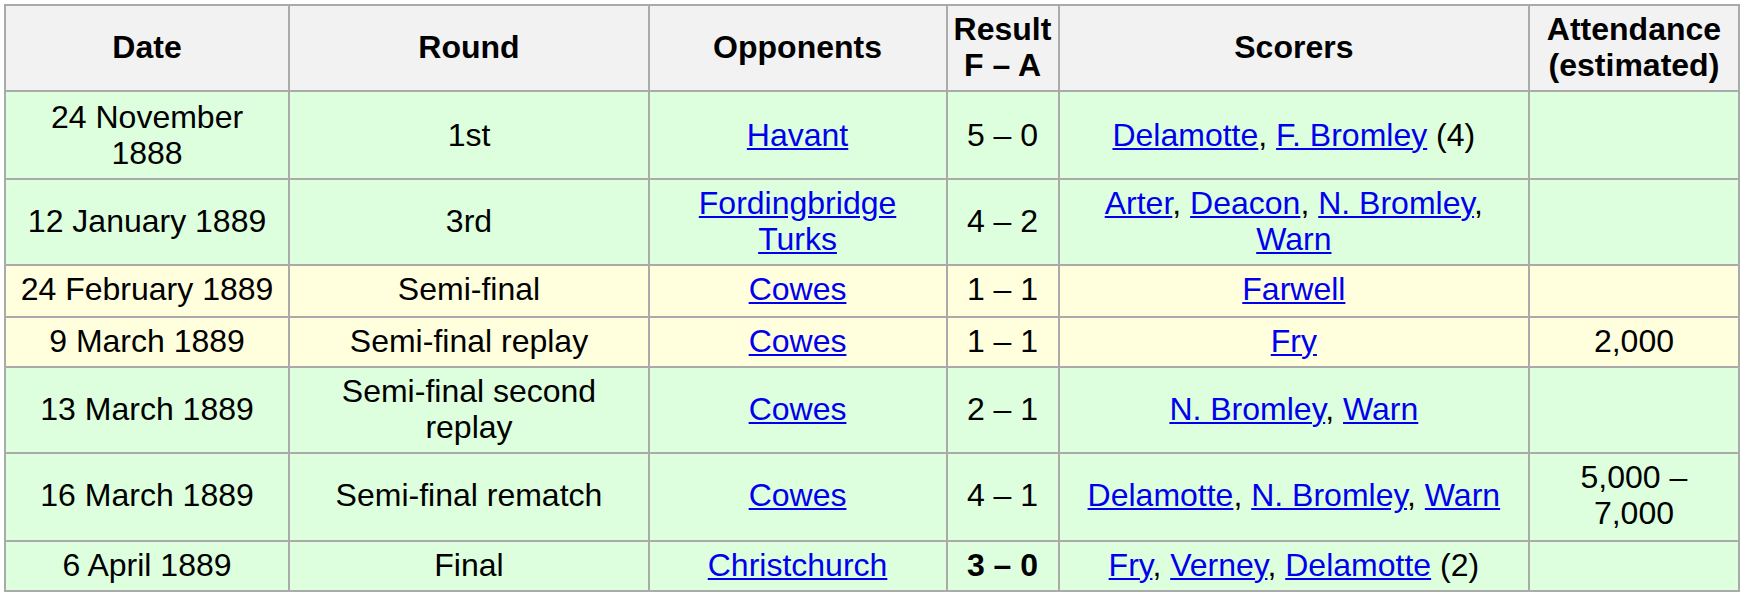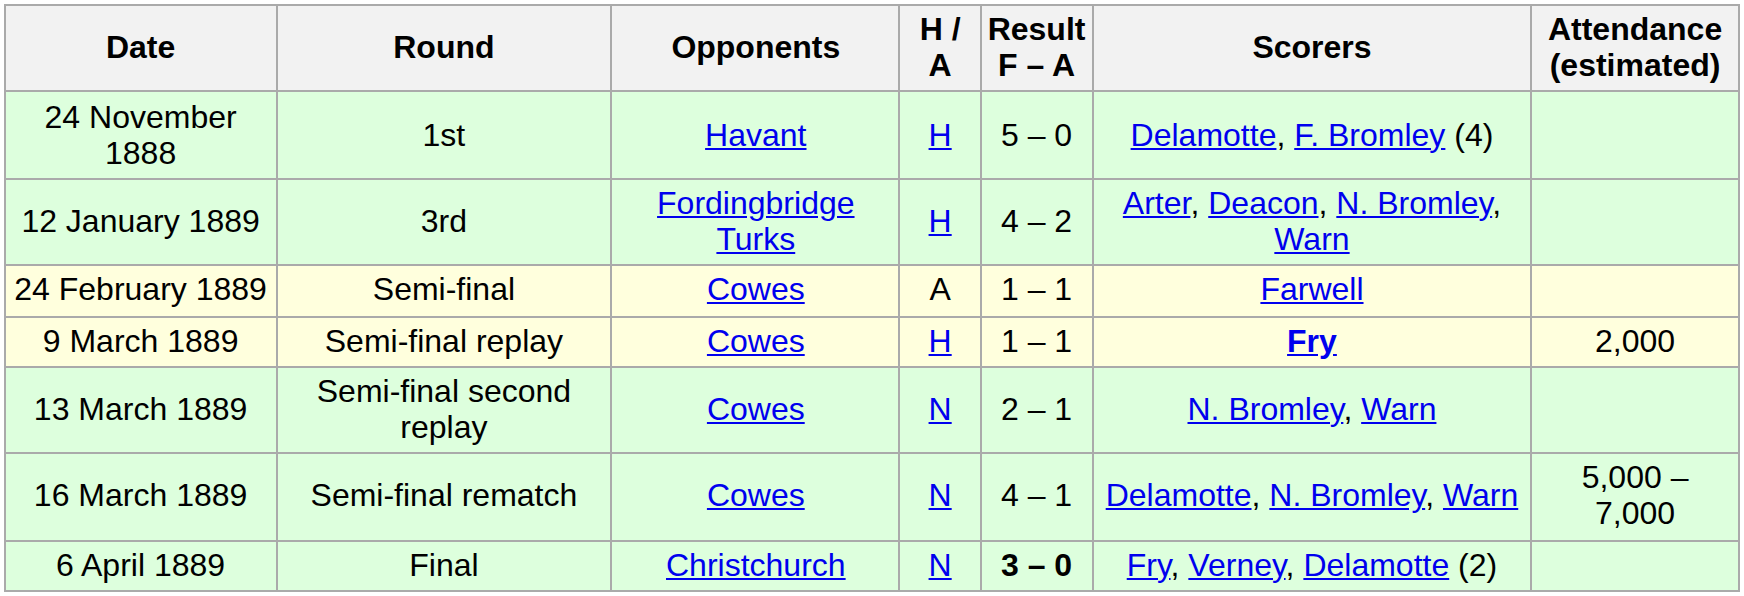+ column: (940, 47)
(1294, 340) normal -> (1312, 340) bold
